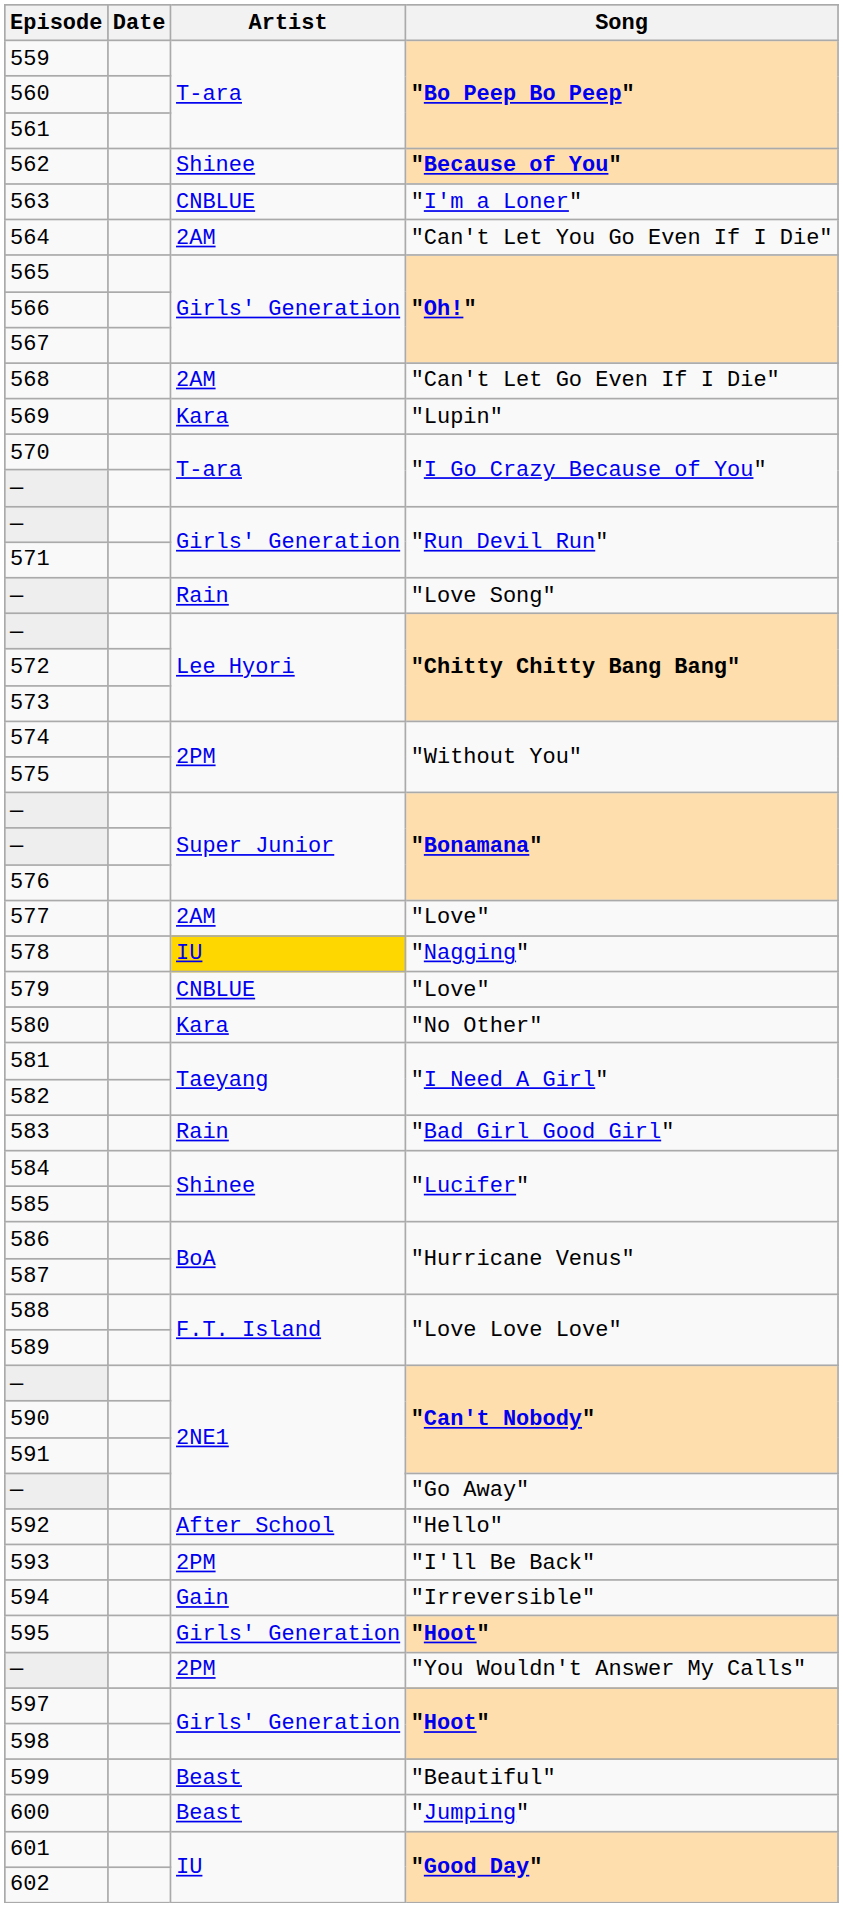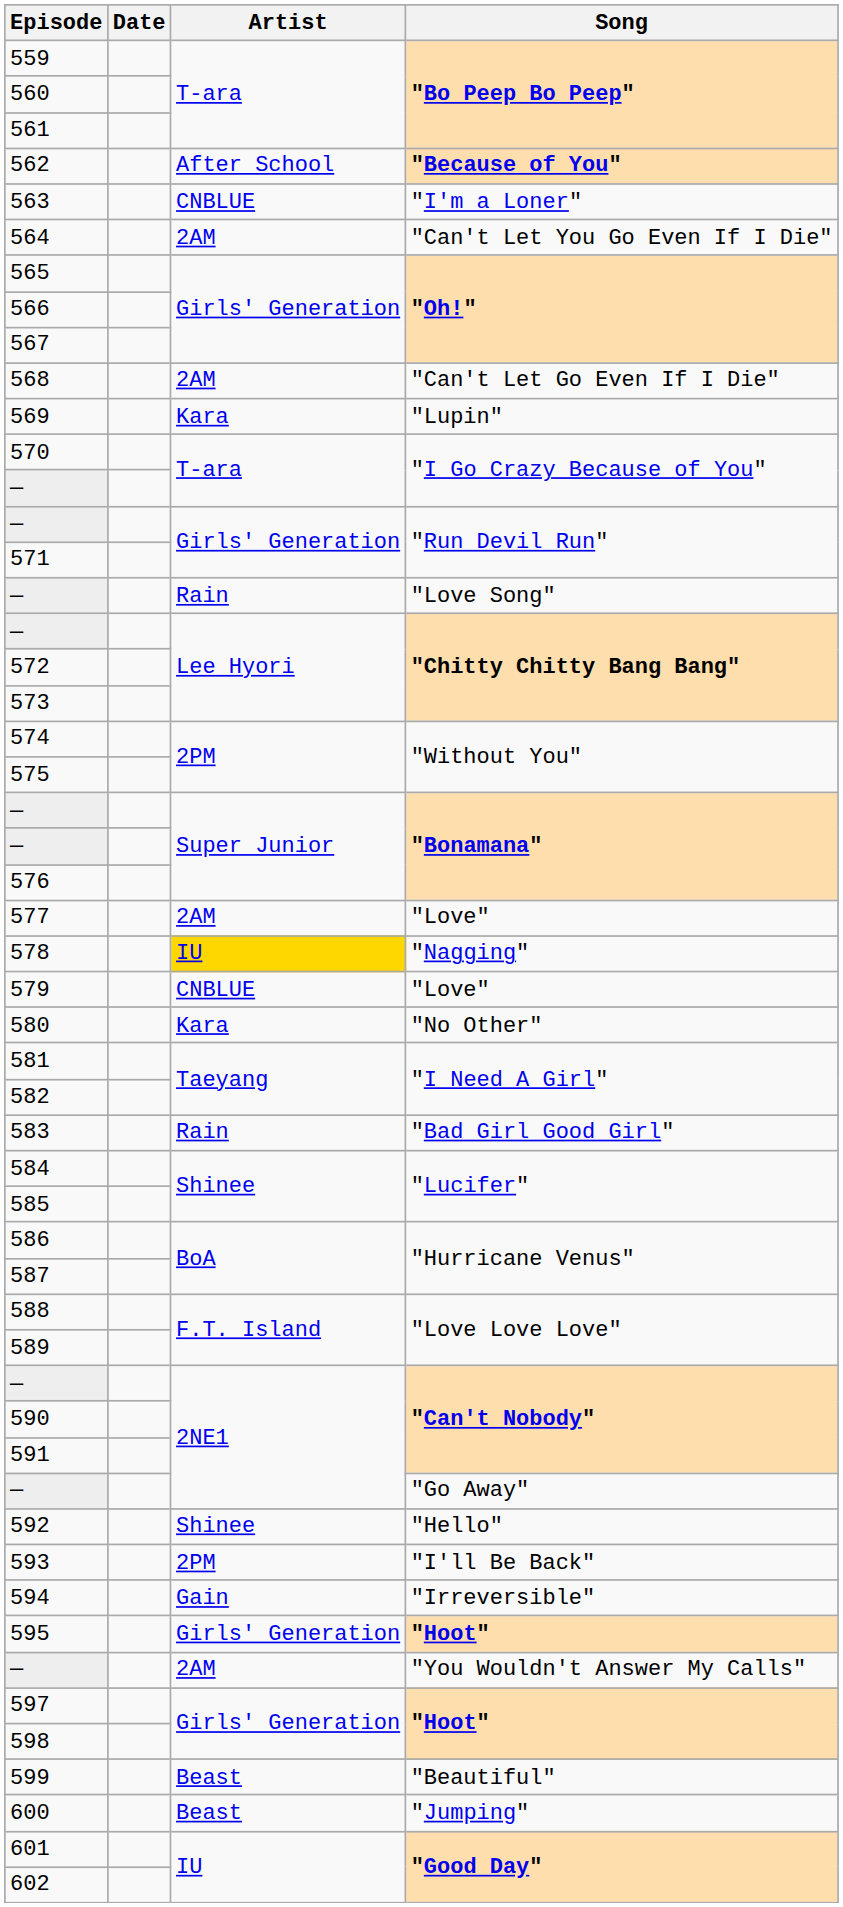(216, 166) Shinee -> (255, 166) After School
(255, 1527) After School -> (216, 1527) Shinee
(196, 1670) 2PM -> (196, 1670) 2AM
